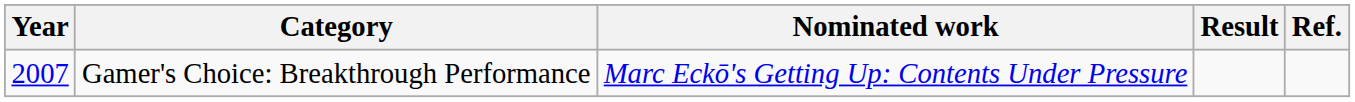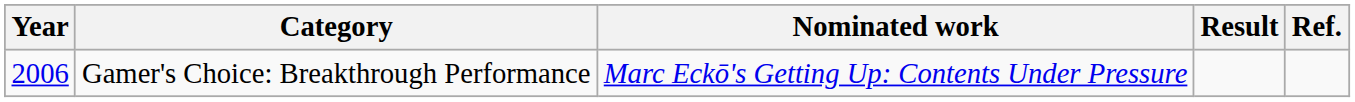(40, 72) 2007 -> (40, 72) 2006
